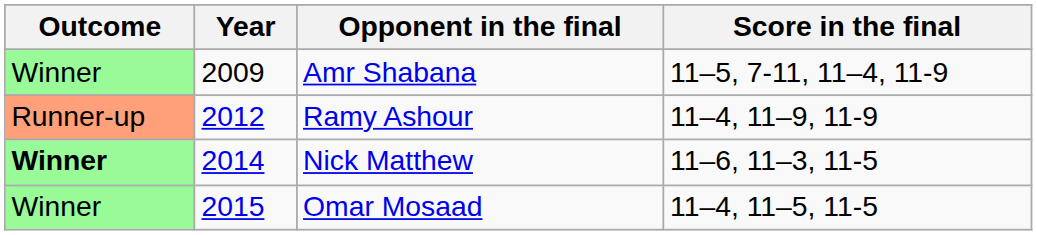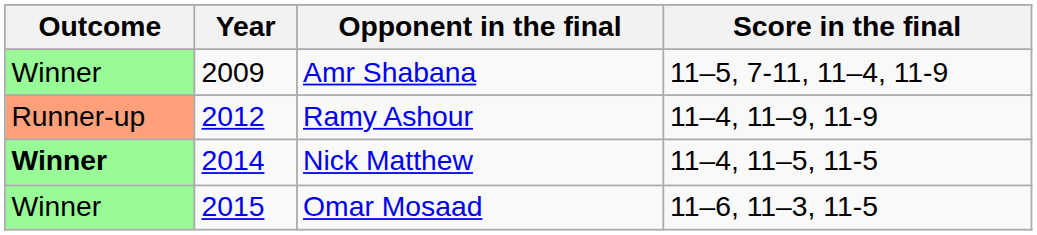(774, 161) 11–6, 11–3, 11-5 -> (774, 161) 11–4, 11–5, 11-5
(774, 206) 11–4, 11–5, 11-5 -> (774, 206) 11–6, 11–3, 11-5
